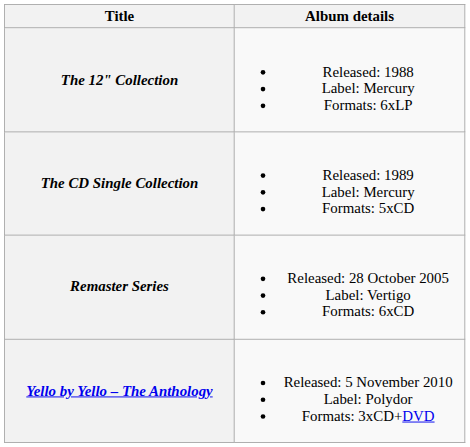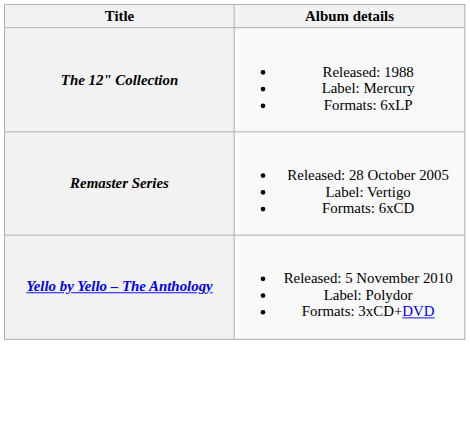- row: (119, 183)
